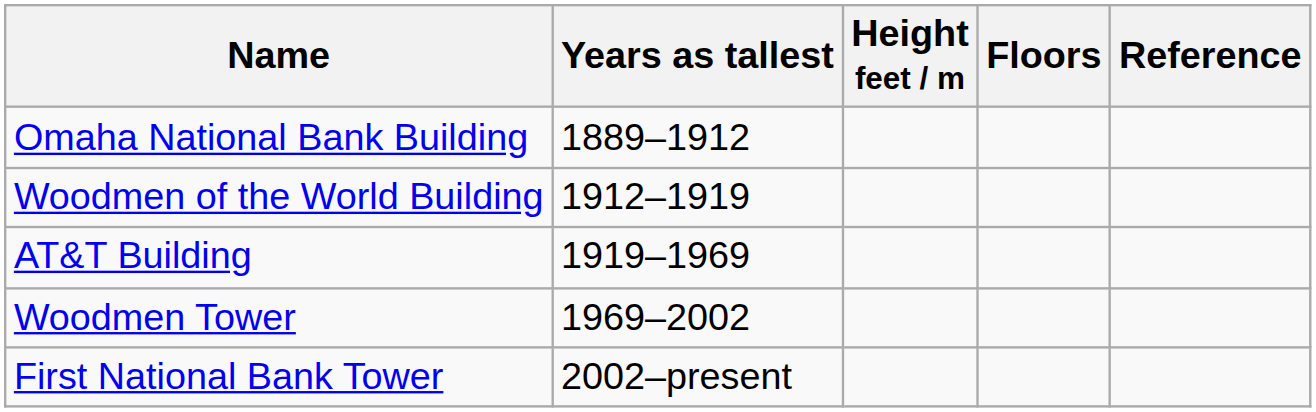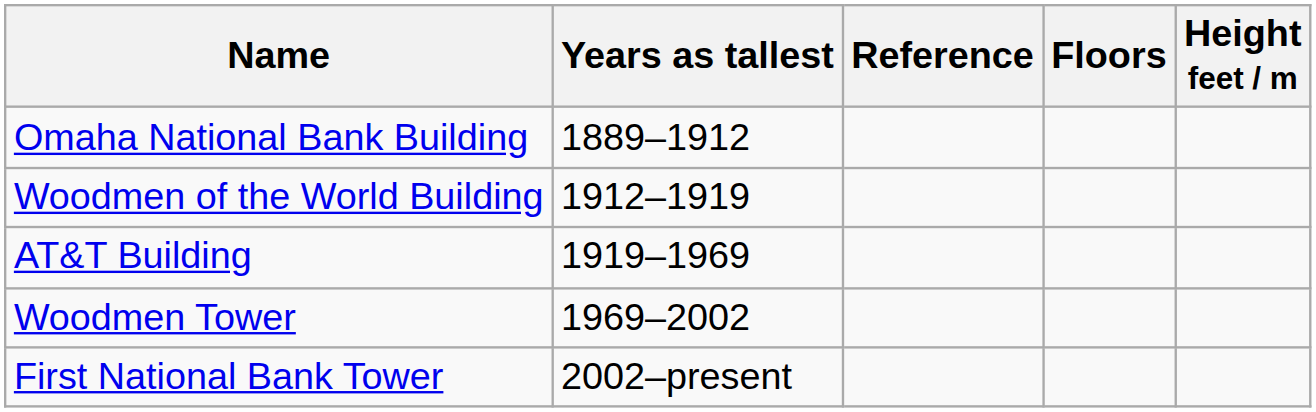columns swapped: (910, 55) <-> (1210, 55)
